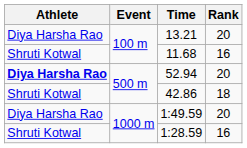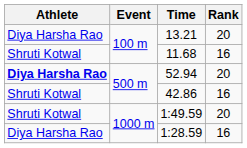(223, 94) 18 -> (223, 94) 16
(55, 114) Diya Harsha Rao -> (44, 114) Shruti Kotwal
(44, 133) Shruti Kotwal -> (55, 133) Diya Harsha Rao
